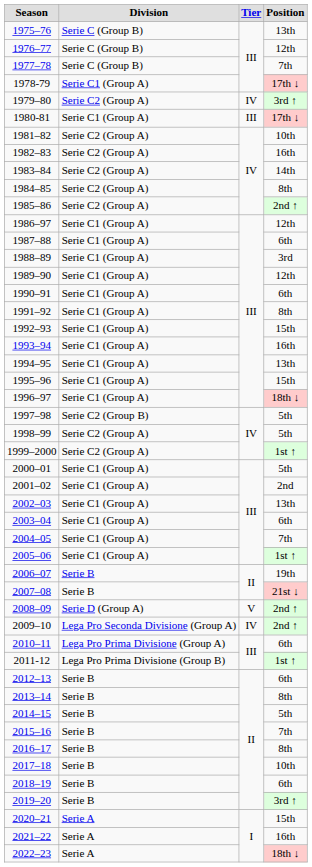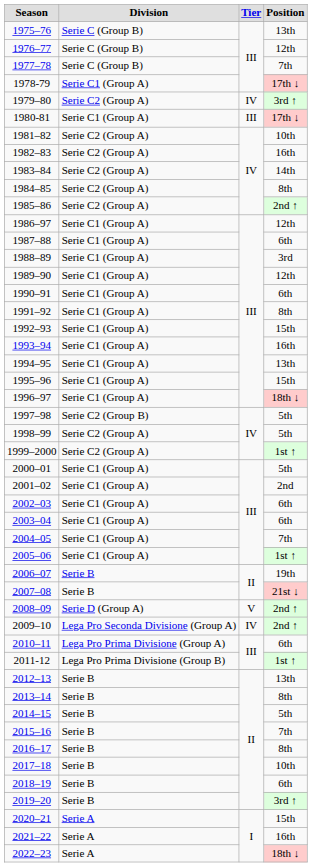(285, 503) 13th -> (285, 503) 6th
(285, 678) 6th -> (285, 678) 13th
